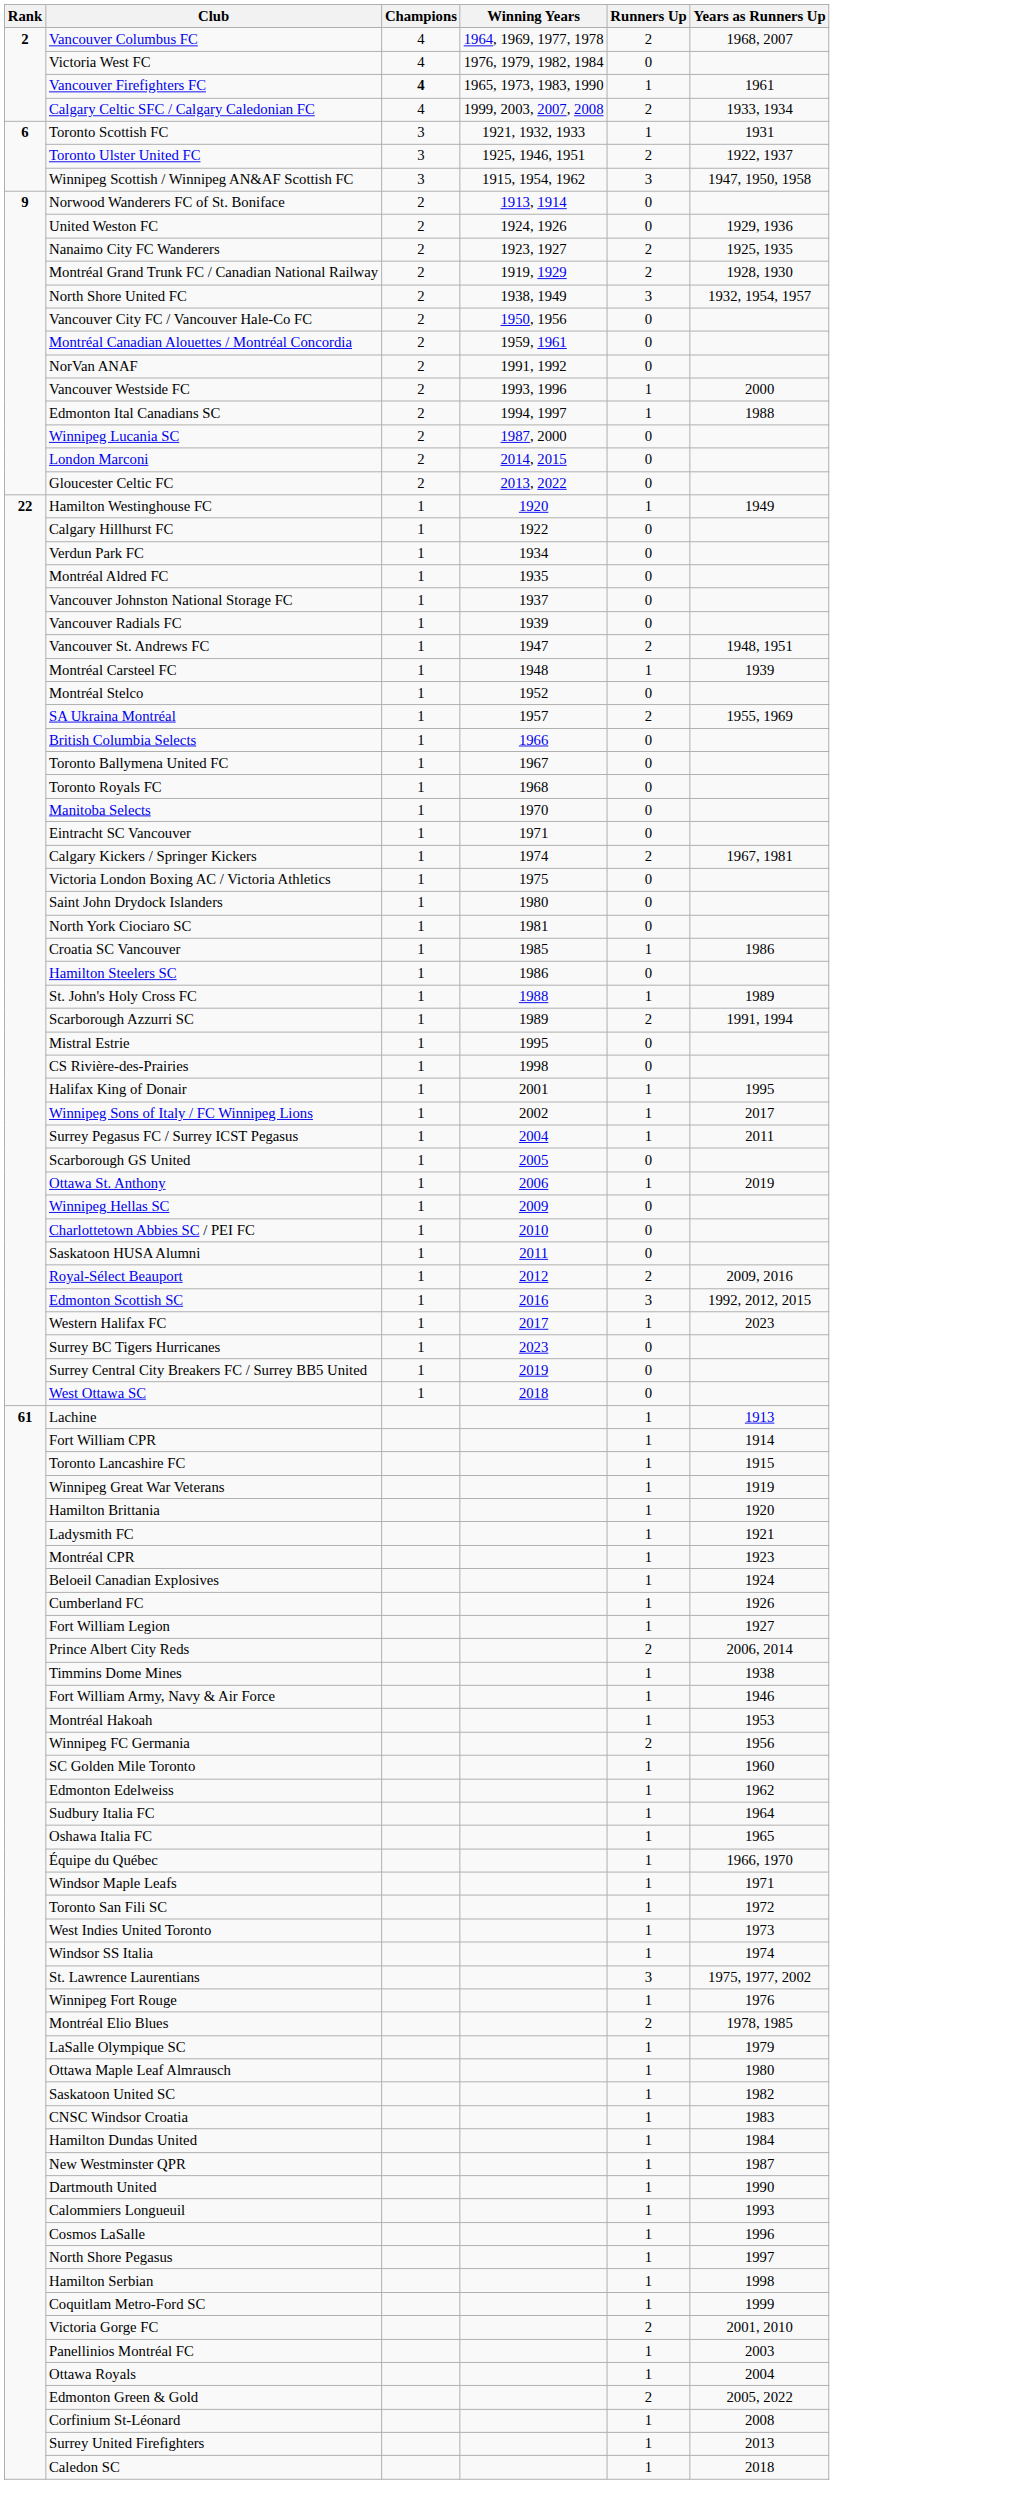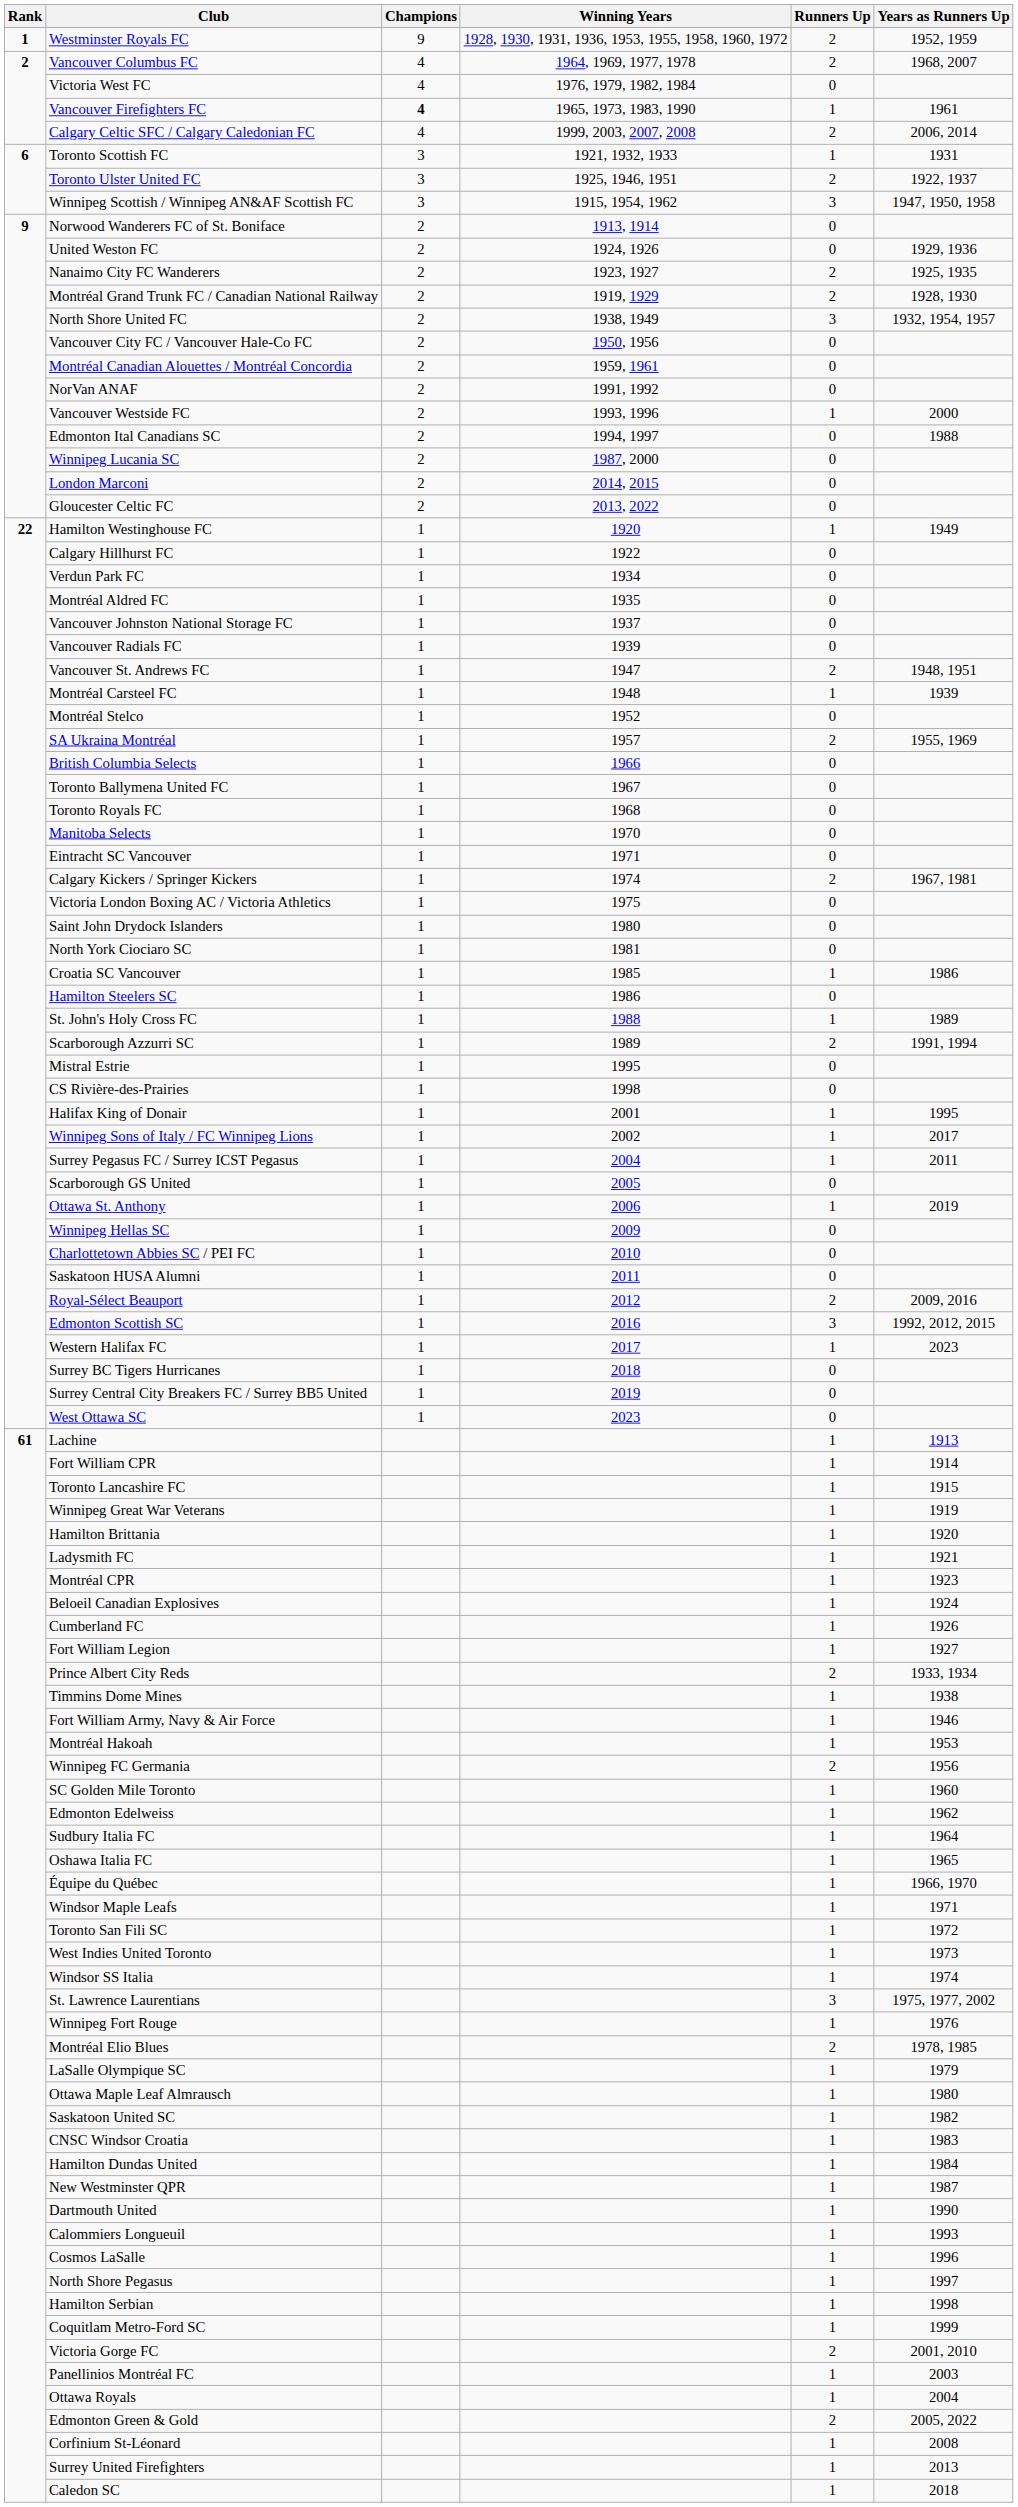+ row: (119, 39)
(760, 109) 1933, 1934 -> (944, 132) 2006, 2014
(649, 413) 1 -> (833, 436) 0
(534, 1346) 2023 -> (626, 1370) 2018
(534, 1393) 2018 -> (626, 1416) 2023
(760, 1650) 2006, 2014 -> (944, 1673) 1933, 1934
